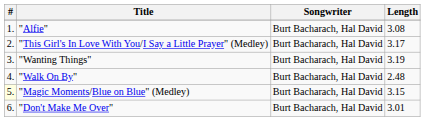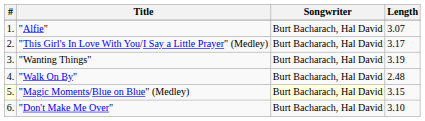(396, 28) 3.08 -> (396, 28) 3.07
(328, 92) no background -> (328, 92) lightyellow background
(396, 108) 3.01 -> (396, 108) 3.10
